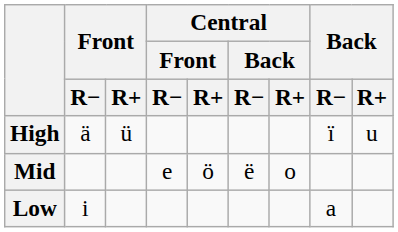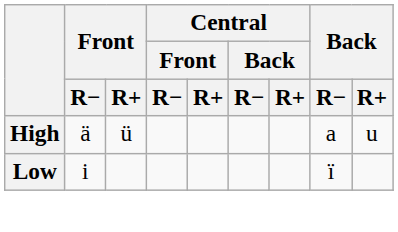(331, 134) ï -> (331, 134) a
- row: (35, 171)
(331, 208) a -> (331, 171) ï
